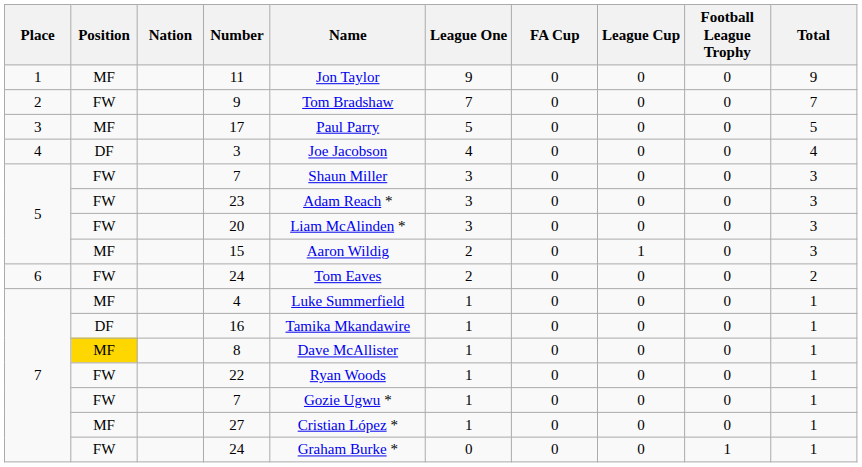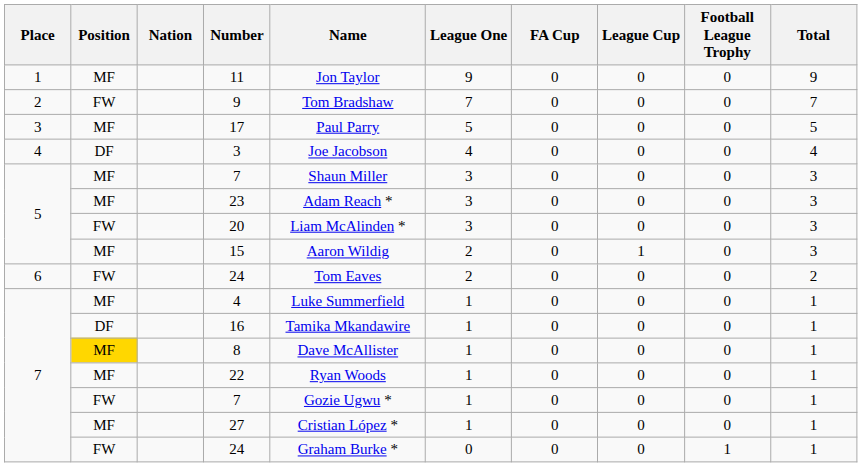(104, 176) FW -> (104, 176) MF
(104, 201) FW -> (104, 201) MF
(104, 375) FW -> (104, 375) MF
